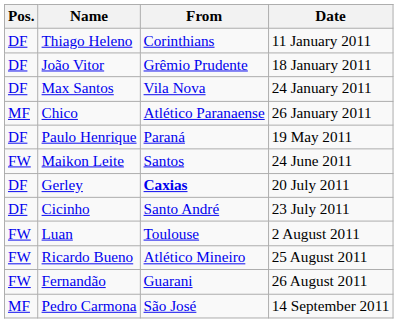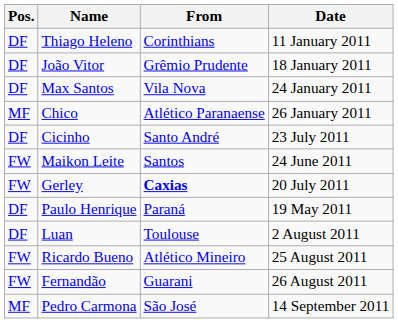rows swapped: (89, 137) <-> (66, 209)
(18, 185) DF -> (19, 185) FW
(19, 233) FW -> (18, 233) DF
